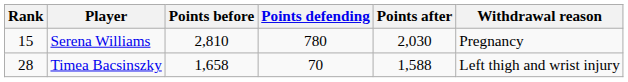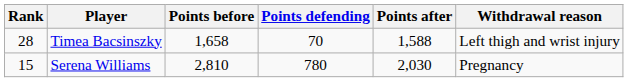rows swapped: (100, 40) <-> (106, 64)
